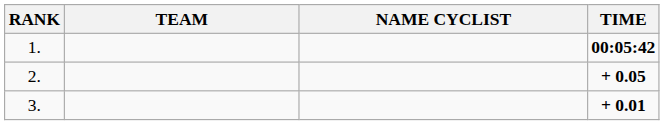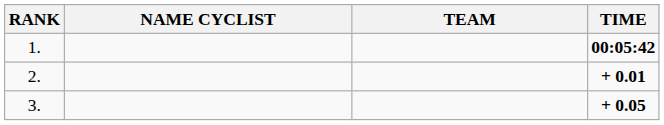columns swapped: (443, 19) <-> (182, 19)
(623, 76) + 0.05 -> (623, 76) + 0.01
(623, 105) + 0.01 -> (623, 105) + 0.05
